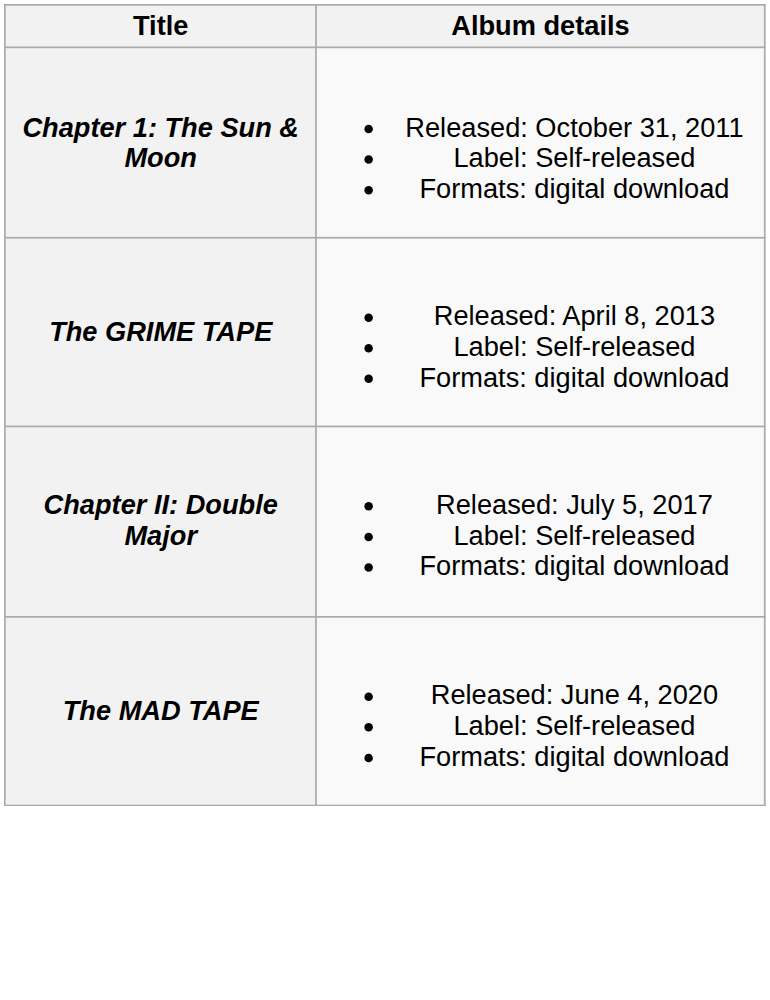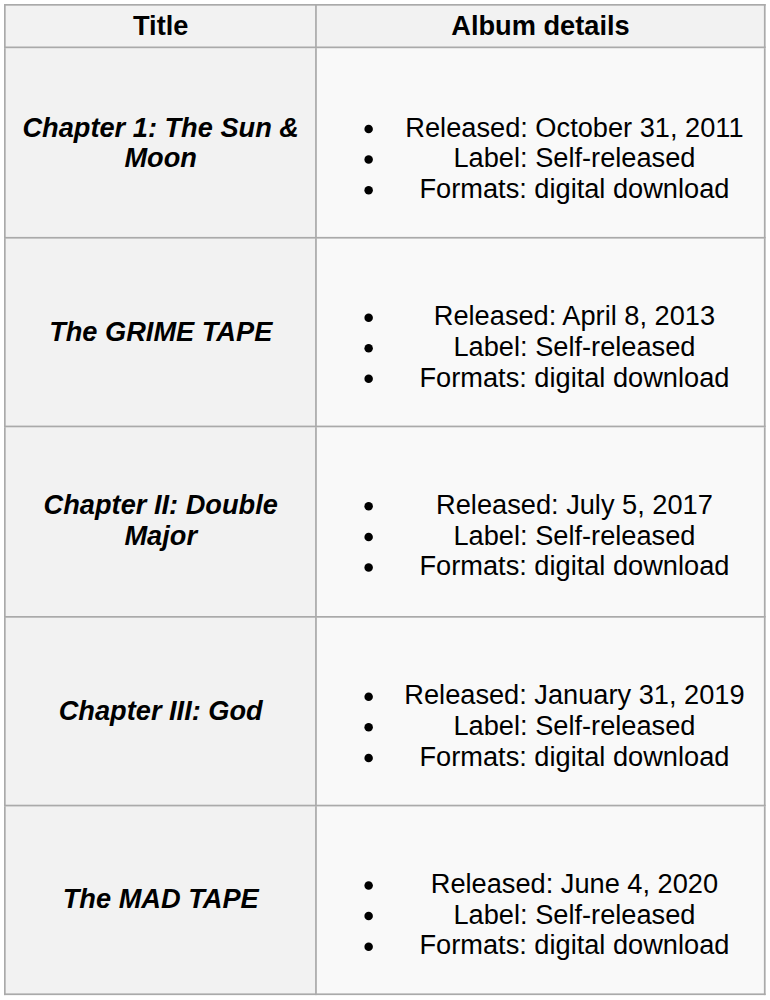+ row: (161, 710)
